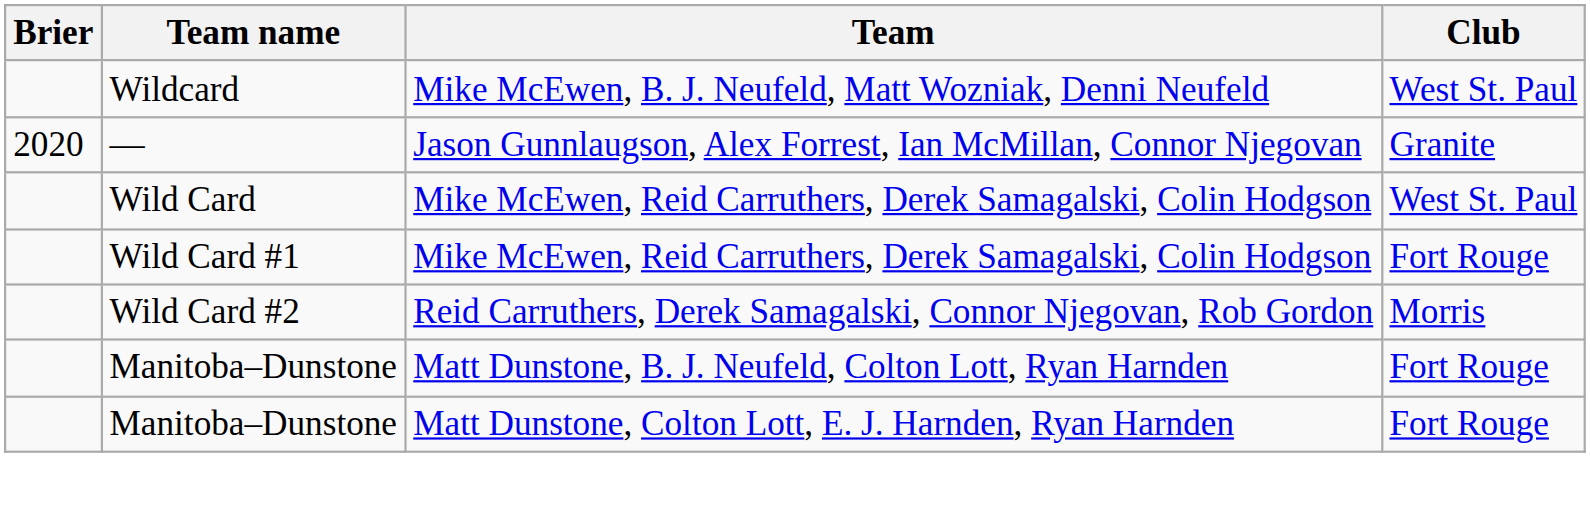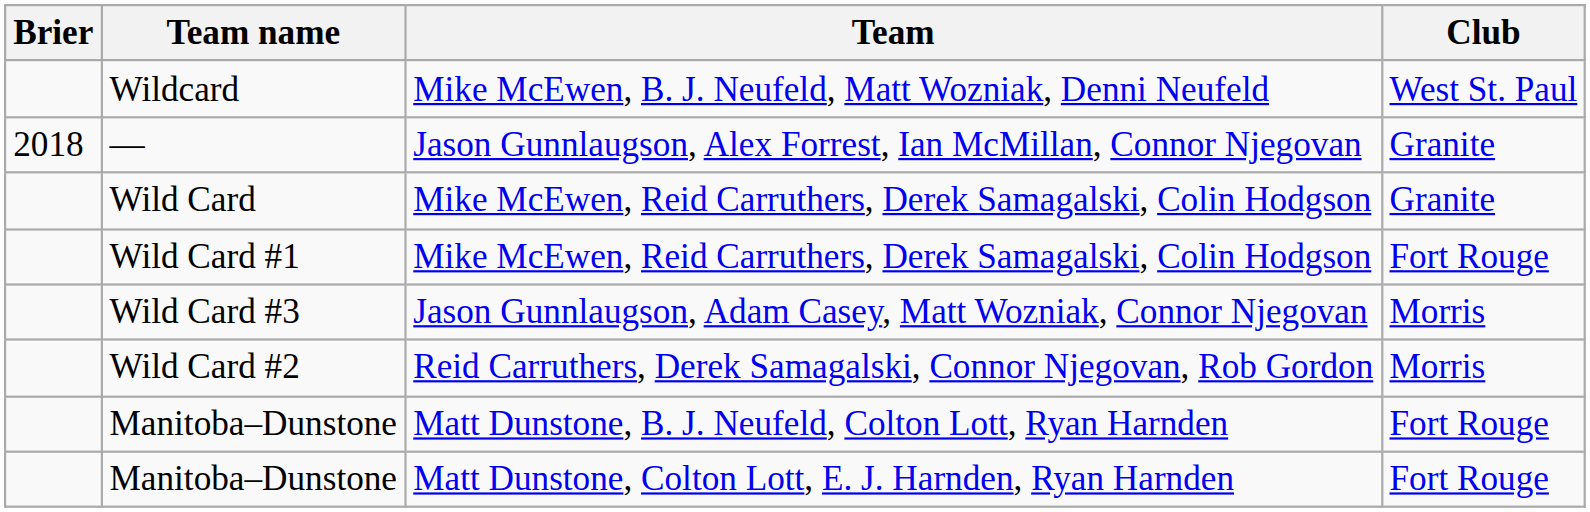(48, 144) 2020 -> (48, 144) 2018
(1483, 199) West St. Paul -> (1442, 199) Granite
+ row: (205, 311)
